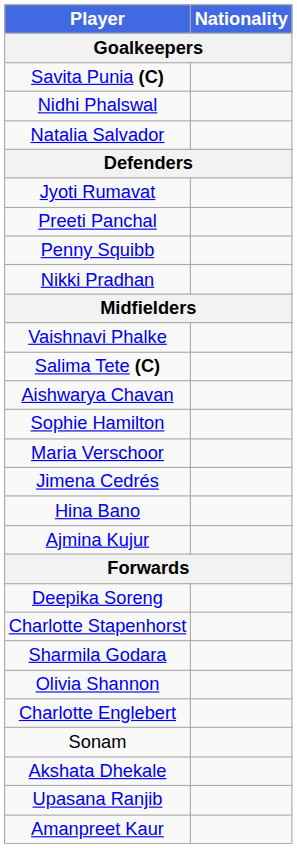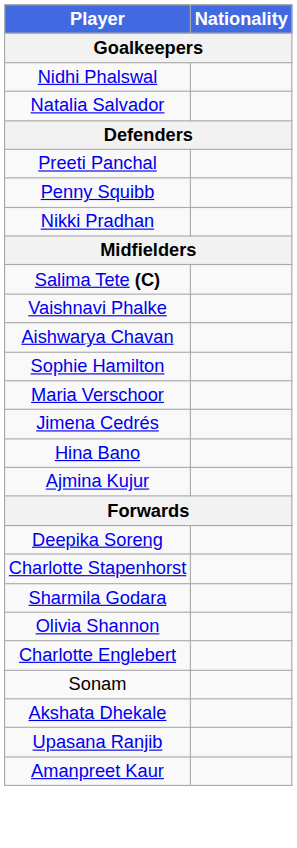- row: (97, 76)
- row: (97, 192)
rows swapped: (97, 366) <-> (97, 337)
